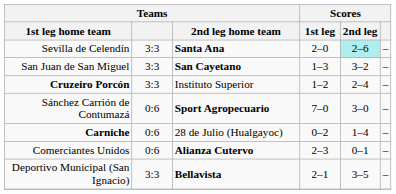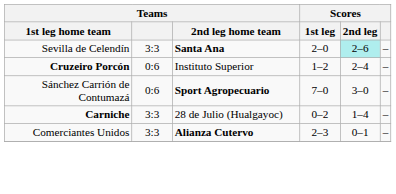- row: (75, 66)
(152, 84) 3:3 -> (152, 66) 0:6
(152, 132) 0:6 -> (152, 114) 3:3
(152, 150) 0:6 -> (152, 132) 3:3
- row: (71, 174)
